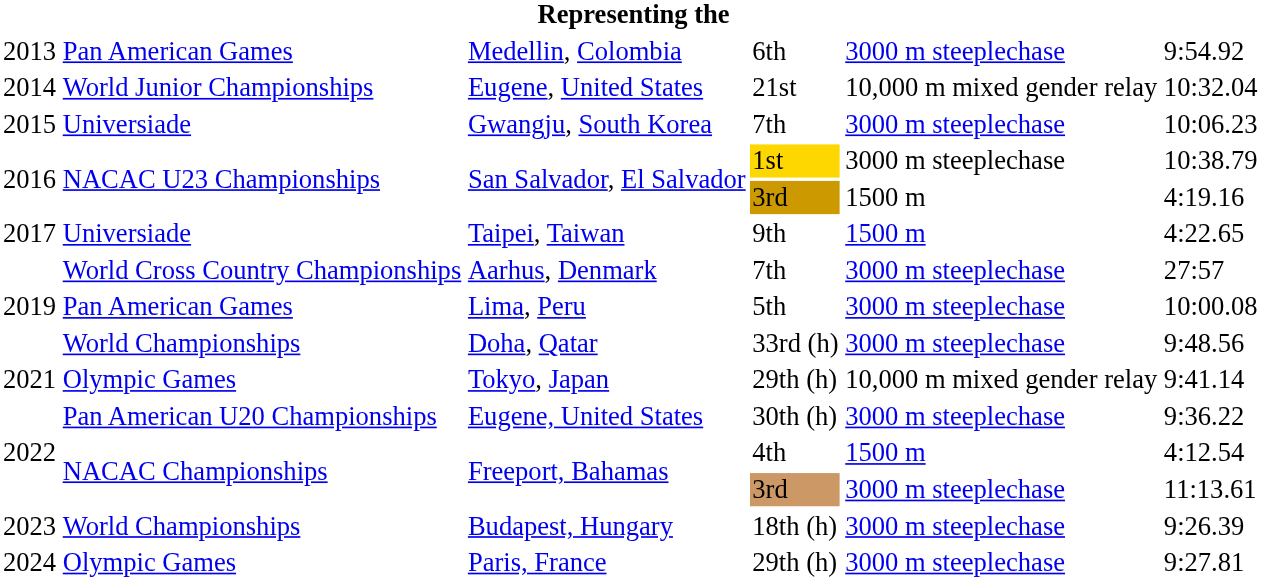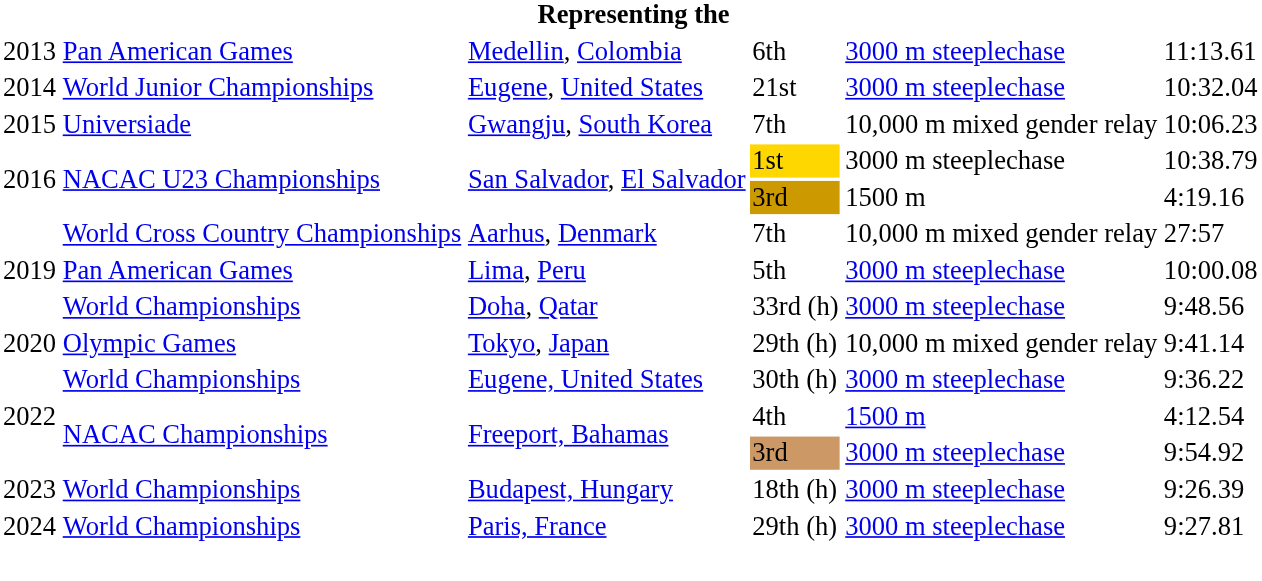(1204, 51) 9:54.92 -> (1210, 51) 11:13.61
(1001, 87) 10,000 m mixed gender relay -> (955, 87) 3000 m steeplechase
(955, 124) 3000 m steeplechase -> (1001, 124) 10,000 m mixed gender relay
- row: (546, 233)
(955, 270) 3000 m steeplechase -> (1001, 233) 10,000 m mixed gender relay
(30, 379) 2021 -> (30, 343) 2020
(250, 416) Pan American U20 Championships -> (182, 379) World Championships
(1210, 489) 11:13.61 -> (1204, 452) 9:54.92
(149, 562) Olympic Games -> (182, 525) World Championships
